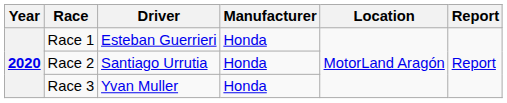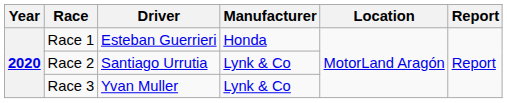(245, 63) Honda -> (257, 63) Lynk & Co
(245, 86) Honda -> (257, 86) Lynk & Co
